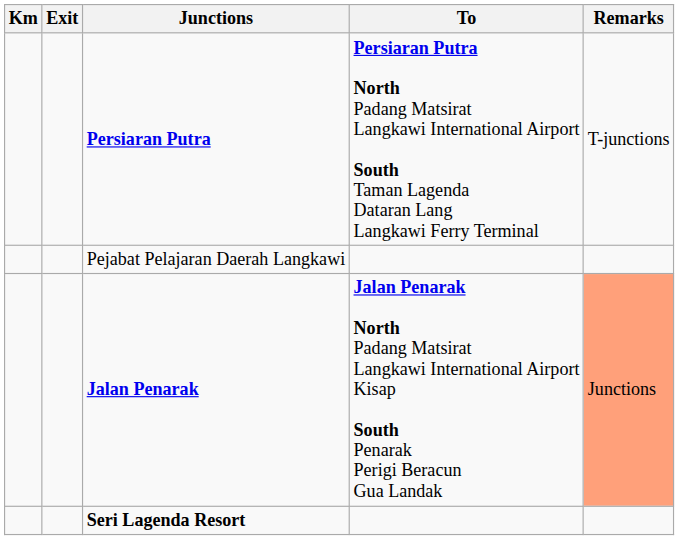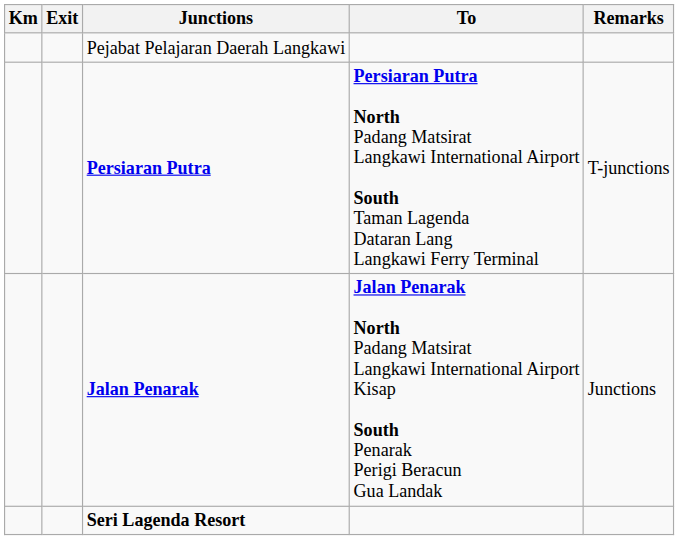rows swapped: (149, 139) <-> (216, 259)
(622, 389) lightsalmon background -> (622, 389) no background
